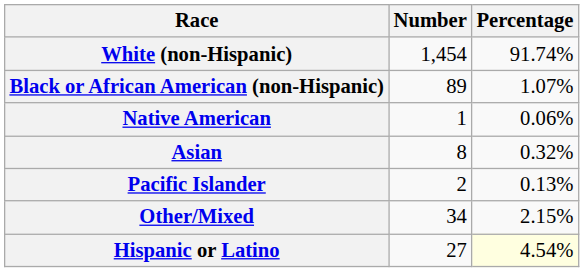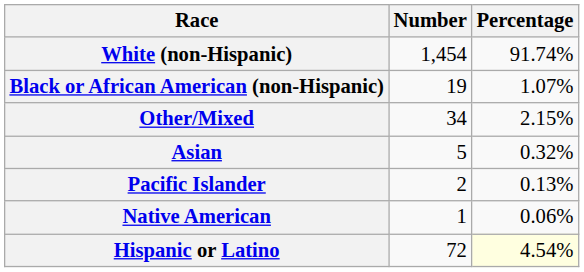(457, 86) 89 -> (457, 86) 19
rows swapped: (197, 119) <-> (197, 217)
(462, 151) 8 -> (462, 151) 5
(457, 250) 27 -> (457, 250) 72
